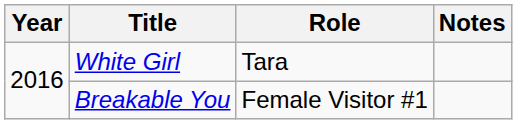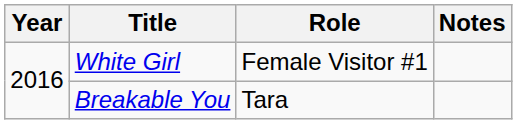(265, 61) Tara -> (335, 61) Female Visitor #1
(335, 99) Female Visitor #1 -> (265, 99) Tara
